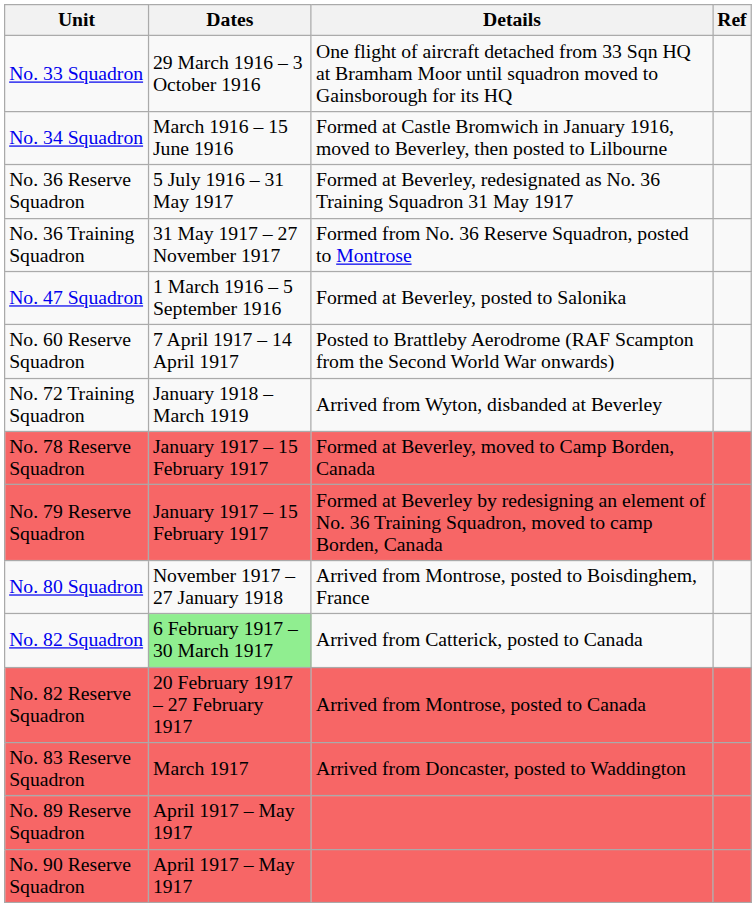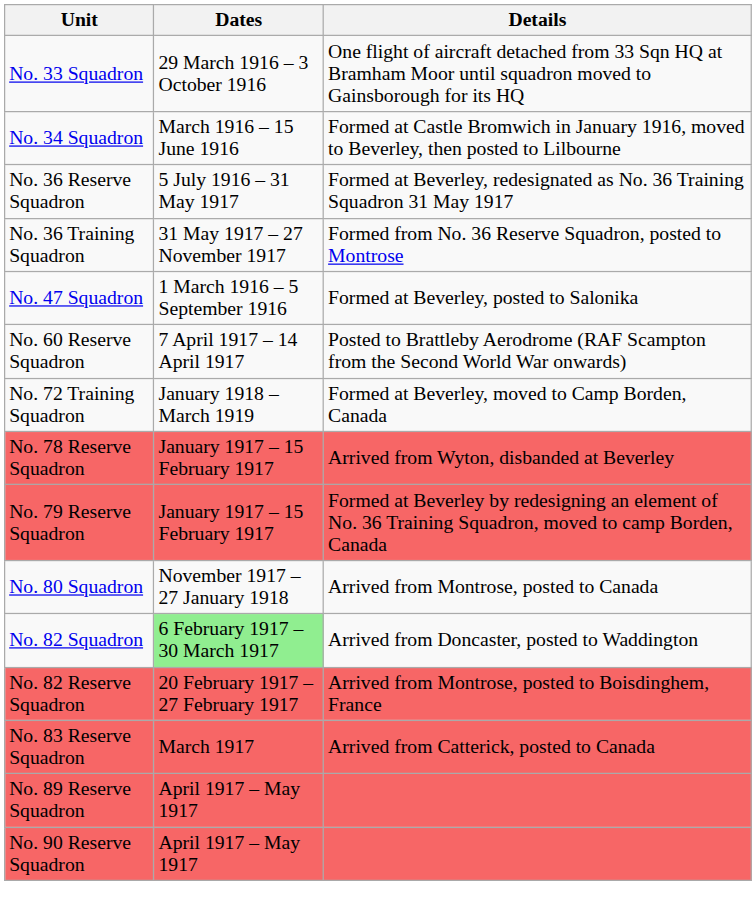- column: (732, 20)
(489, 404) Arrived from Wyton, disbanded at Beverley -> (507, 404) Formed at Beverley, moved to Camp Borden, Canada
(495, 457) Formed at Beverley, moved to Camp Borden, Canada -> (501, 457) Arrived from Wyton, disbanded at Beverley
(506, 586) Arrived from Montrose, posted to Boisdinghem, France -> (493, 586) Arrived from Montrose, posted to Canada
(479, 640) Arrived from Catterick, posted to Canada -> (513, 640) Arrived from Doncaster, posted to Waddington
(481, 704) Arrived from Montrose, posted to Canada -> (519, 693) Arrived from Montrose, posted to Boisdinghem, France
(501, 769) Arrived from Doncaster, posted to Waddington -> (491, 746) Arrived from Catterick, posted to Canada
